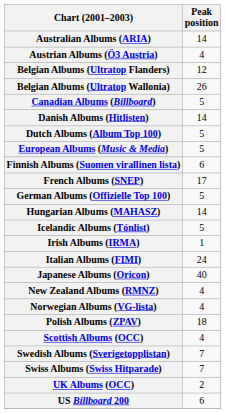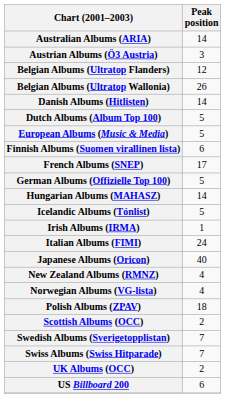(202, 54) 4 -> (202, 54) 3
- row: (93, 102)
(202, 338) 4 -> (202, 322) 2
